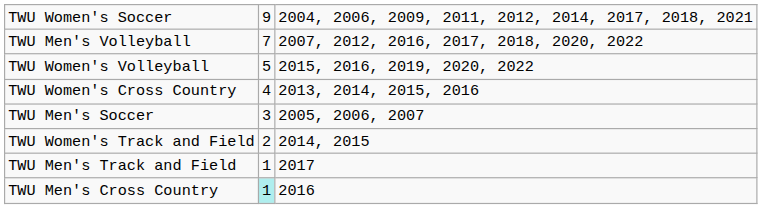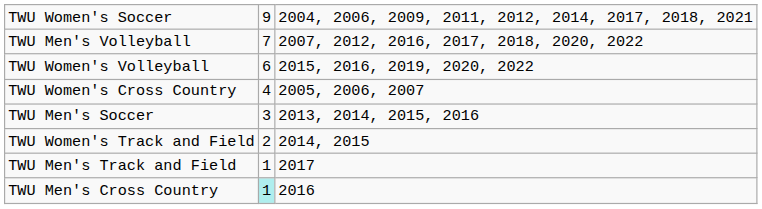(266, 67) 5 -> (266, 67) 6
(379, 91) 2013, 2014, 2015, 2016 -> (351, 91) 2005, 2006, 2007
(351, 116) 2005, 2006, 2007 -> (379, 116) 2013, 2014, 2015, 2016
